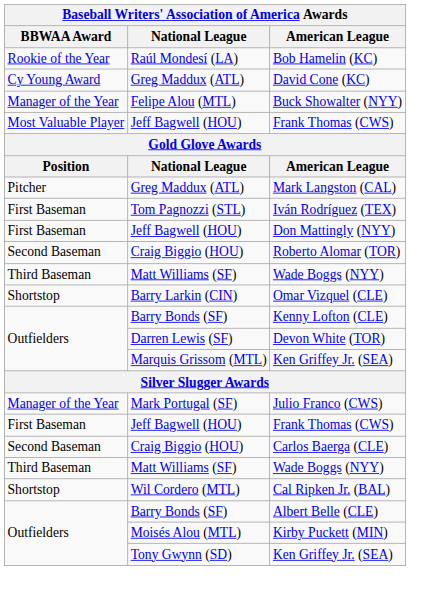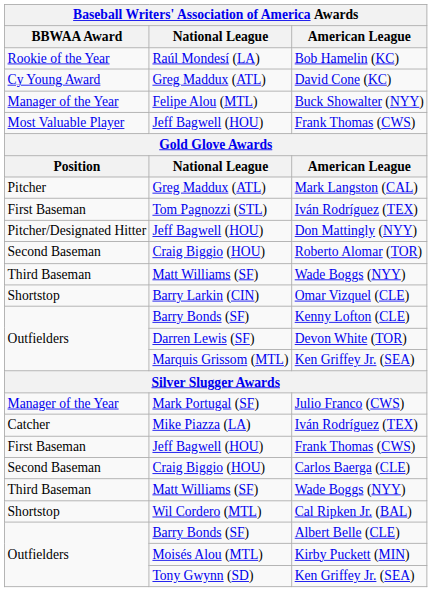(47, 230) First Baseman -> (77, 230) Pitcher/Designated Hitter
+ row: (202, 425)
